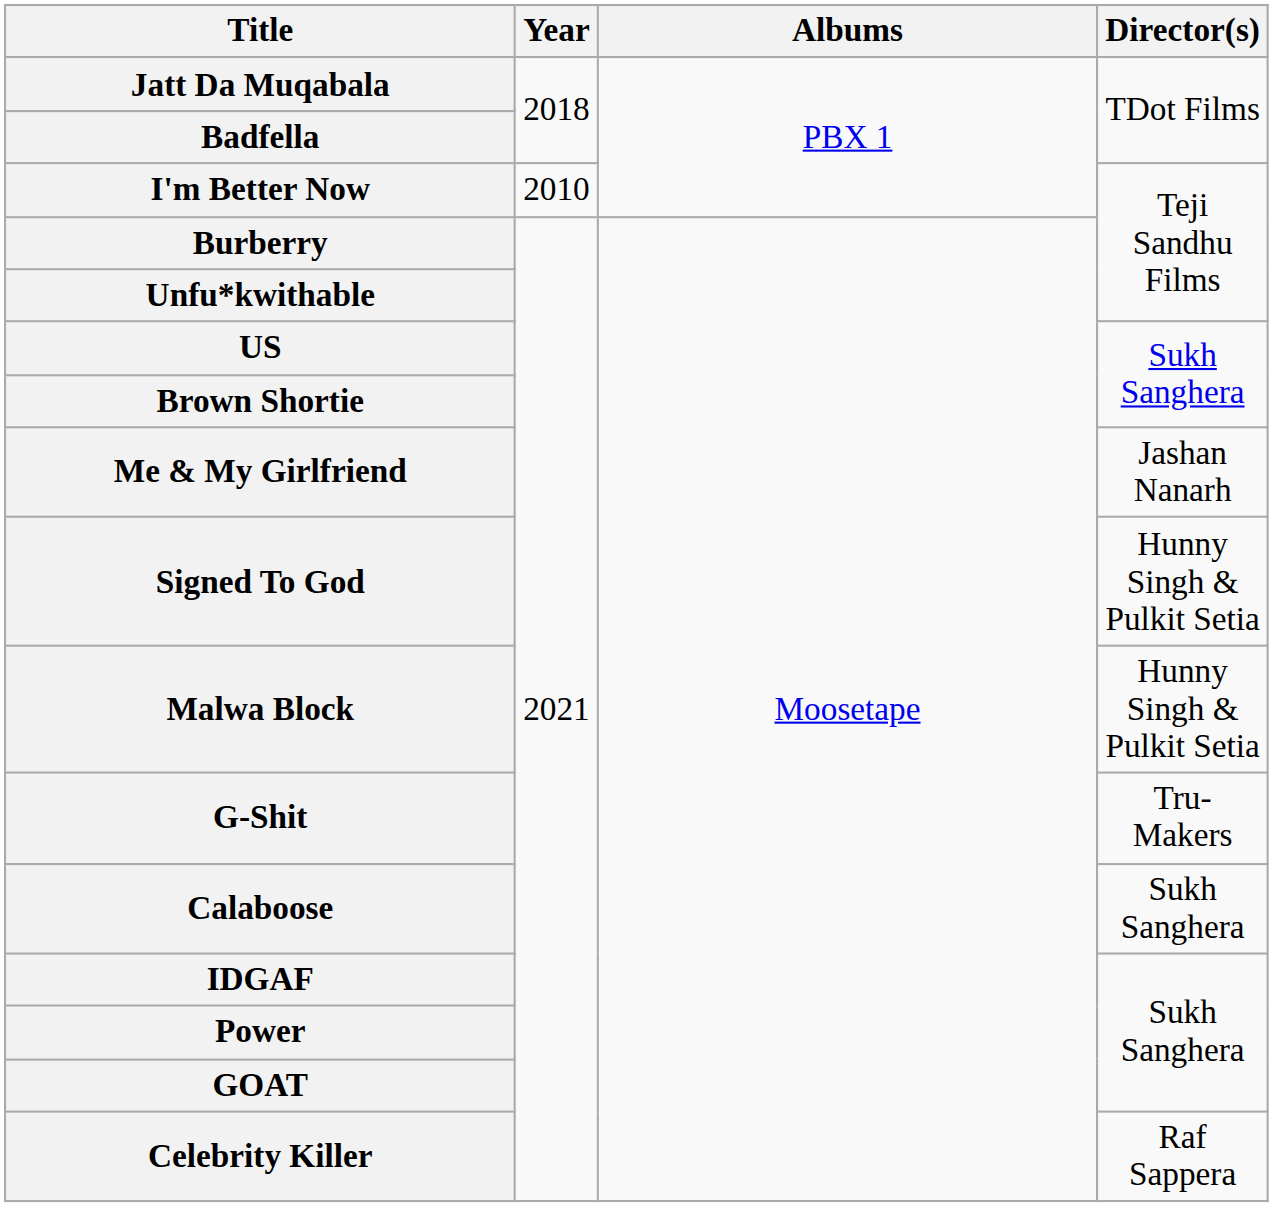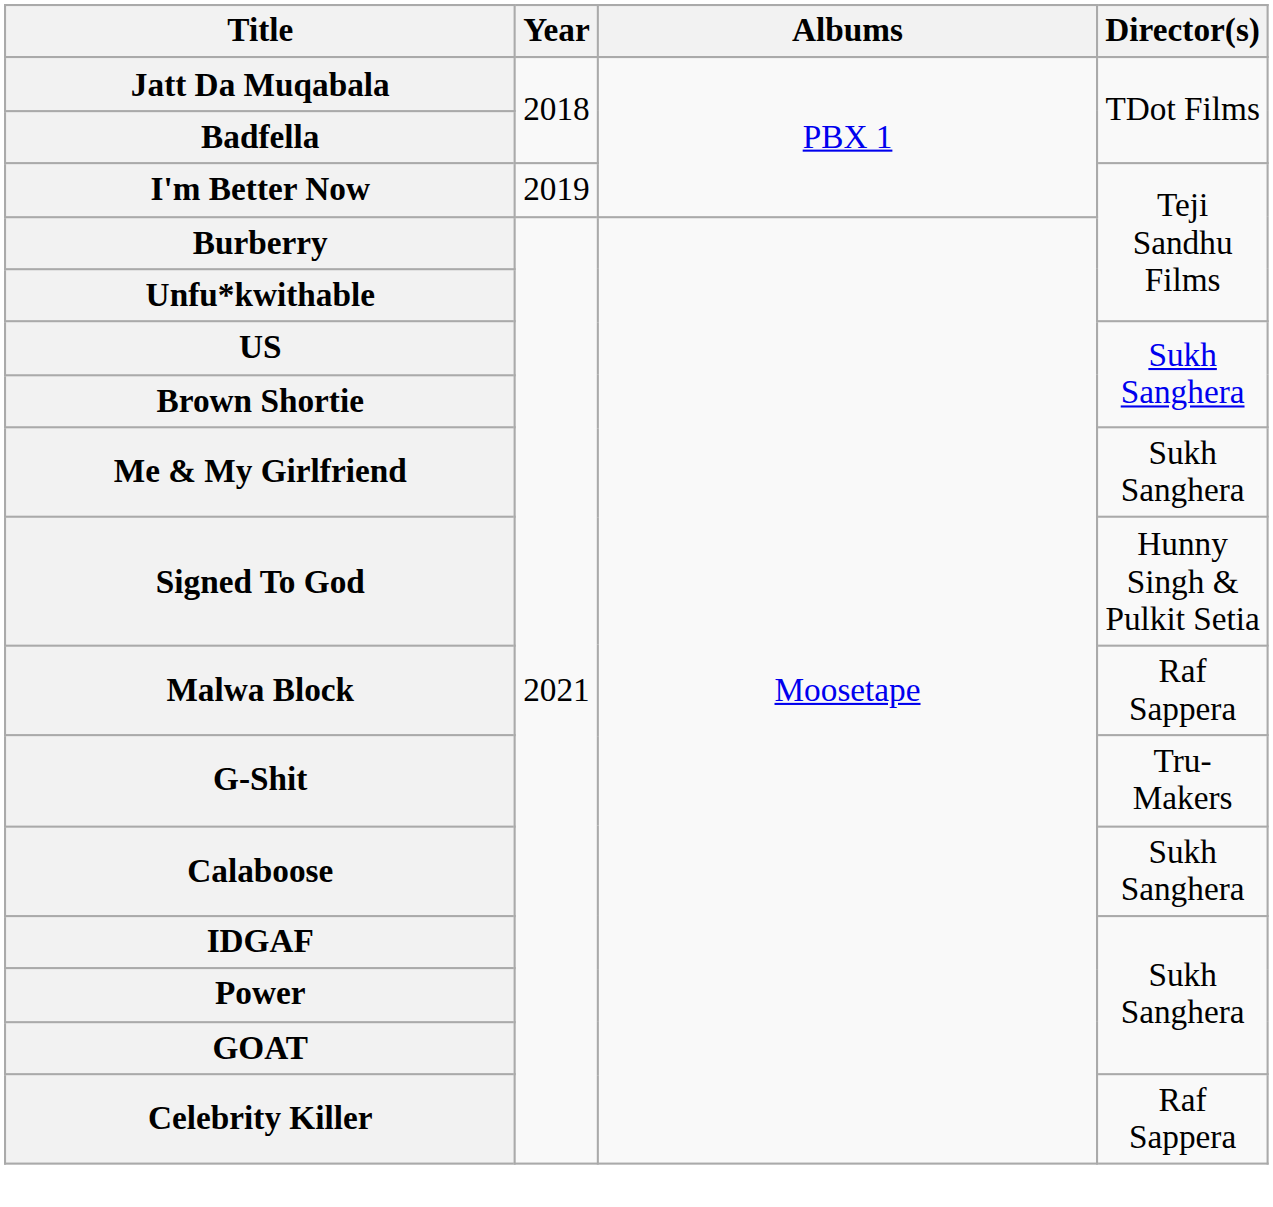(556, 189) 2010 -> (556, 189) 2019
(1183, 471) Jashan Nanarh -> (1183, 471) Sukh Sanghera
(1183, 708) Hunny Singh & Pulkit Setia -> (1183, 689) Raf Sappera
